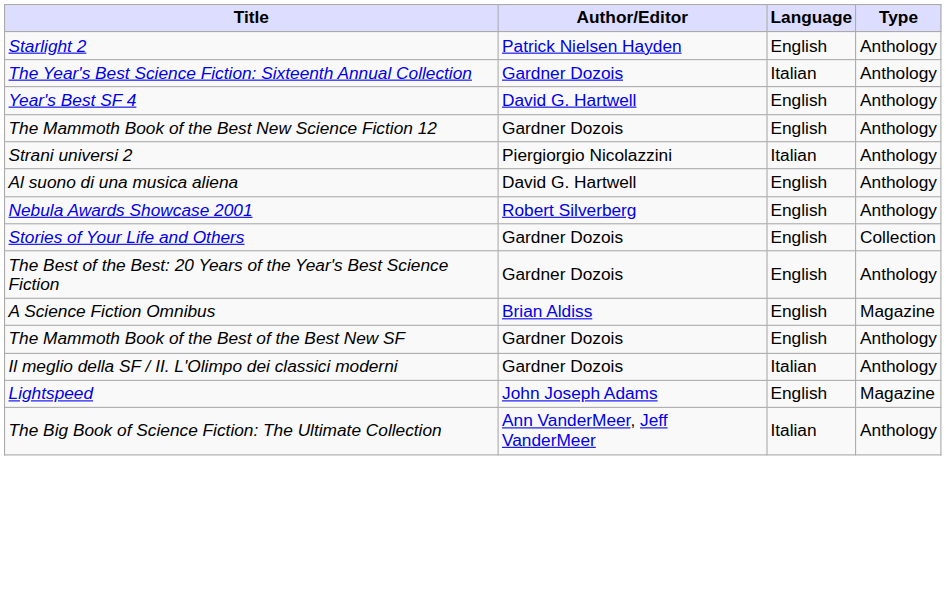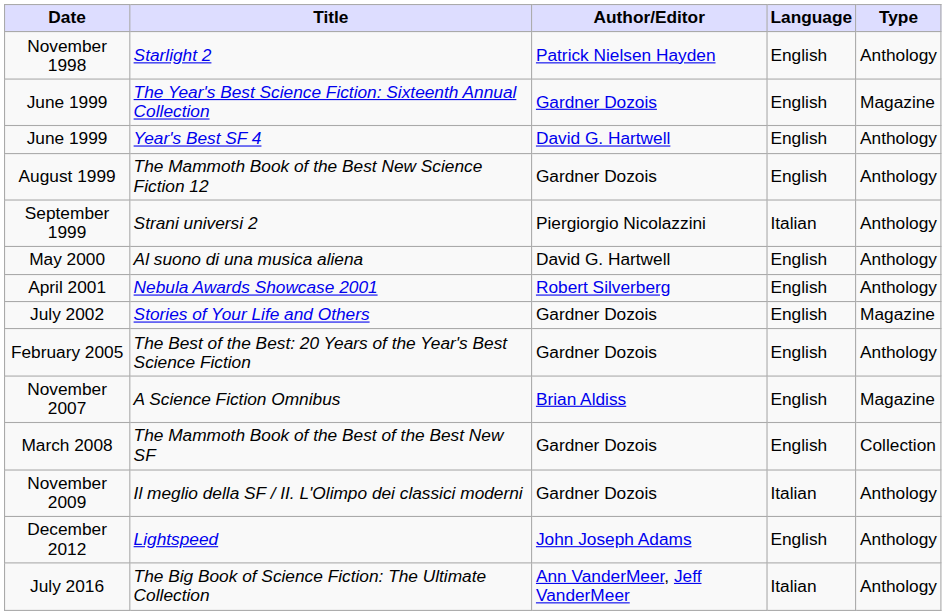+ column: (67, 18)
(794, 73) Italian -> (799, 102) English
(898, 73) Anthology -> (897, 102) Magazine
(898, 237) Collection -> (897, 315) Magazine
(898, 339) Anthology -> (898, 446) Collection
(897, 393) Magazine -> (898, 539) Anthology
